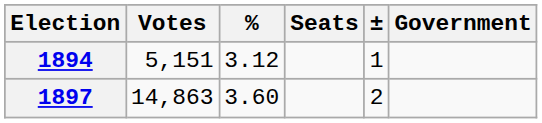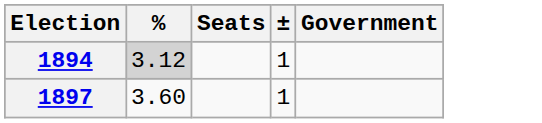- column: (172, 24)
(252, 61) no background -> (159, 61) lightgrey background
(377, 98) 2 -> (283, 98) 1
